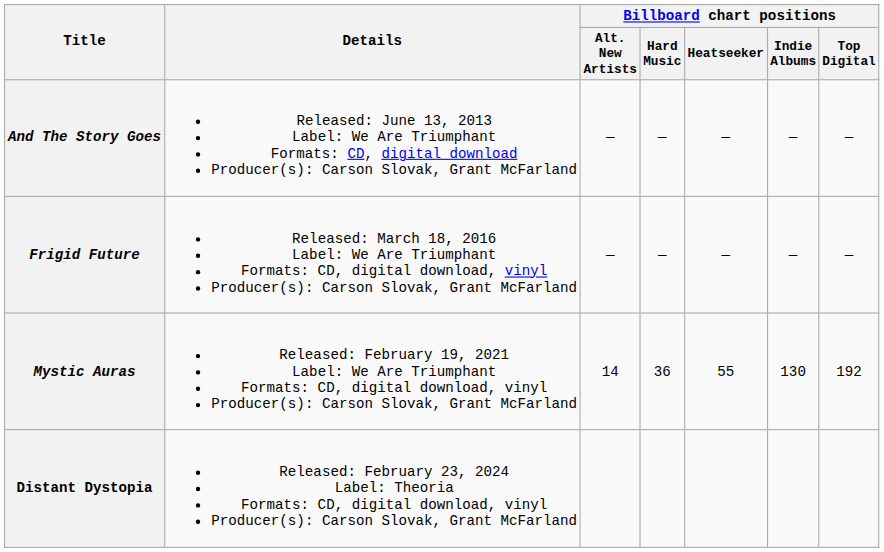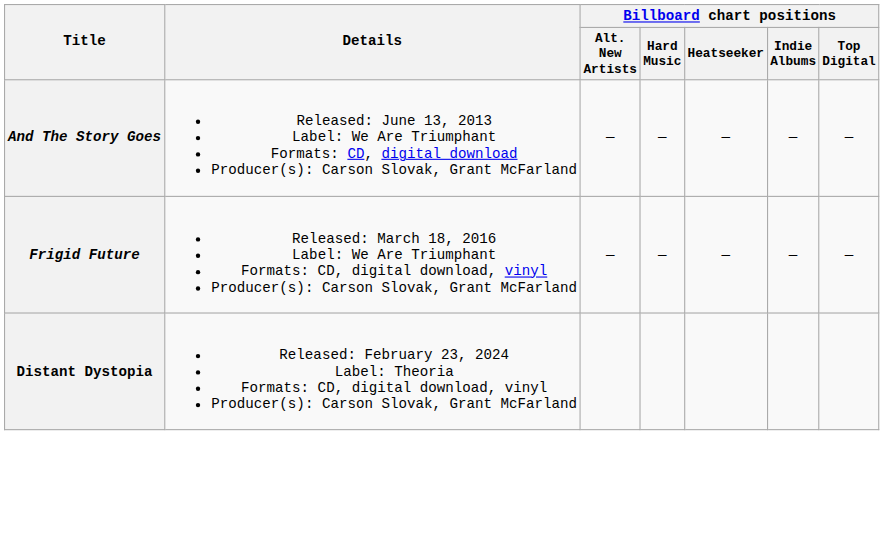- row: (84, 372)
